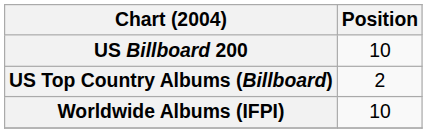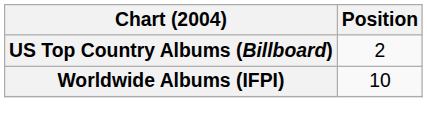- row: (171, 50)
